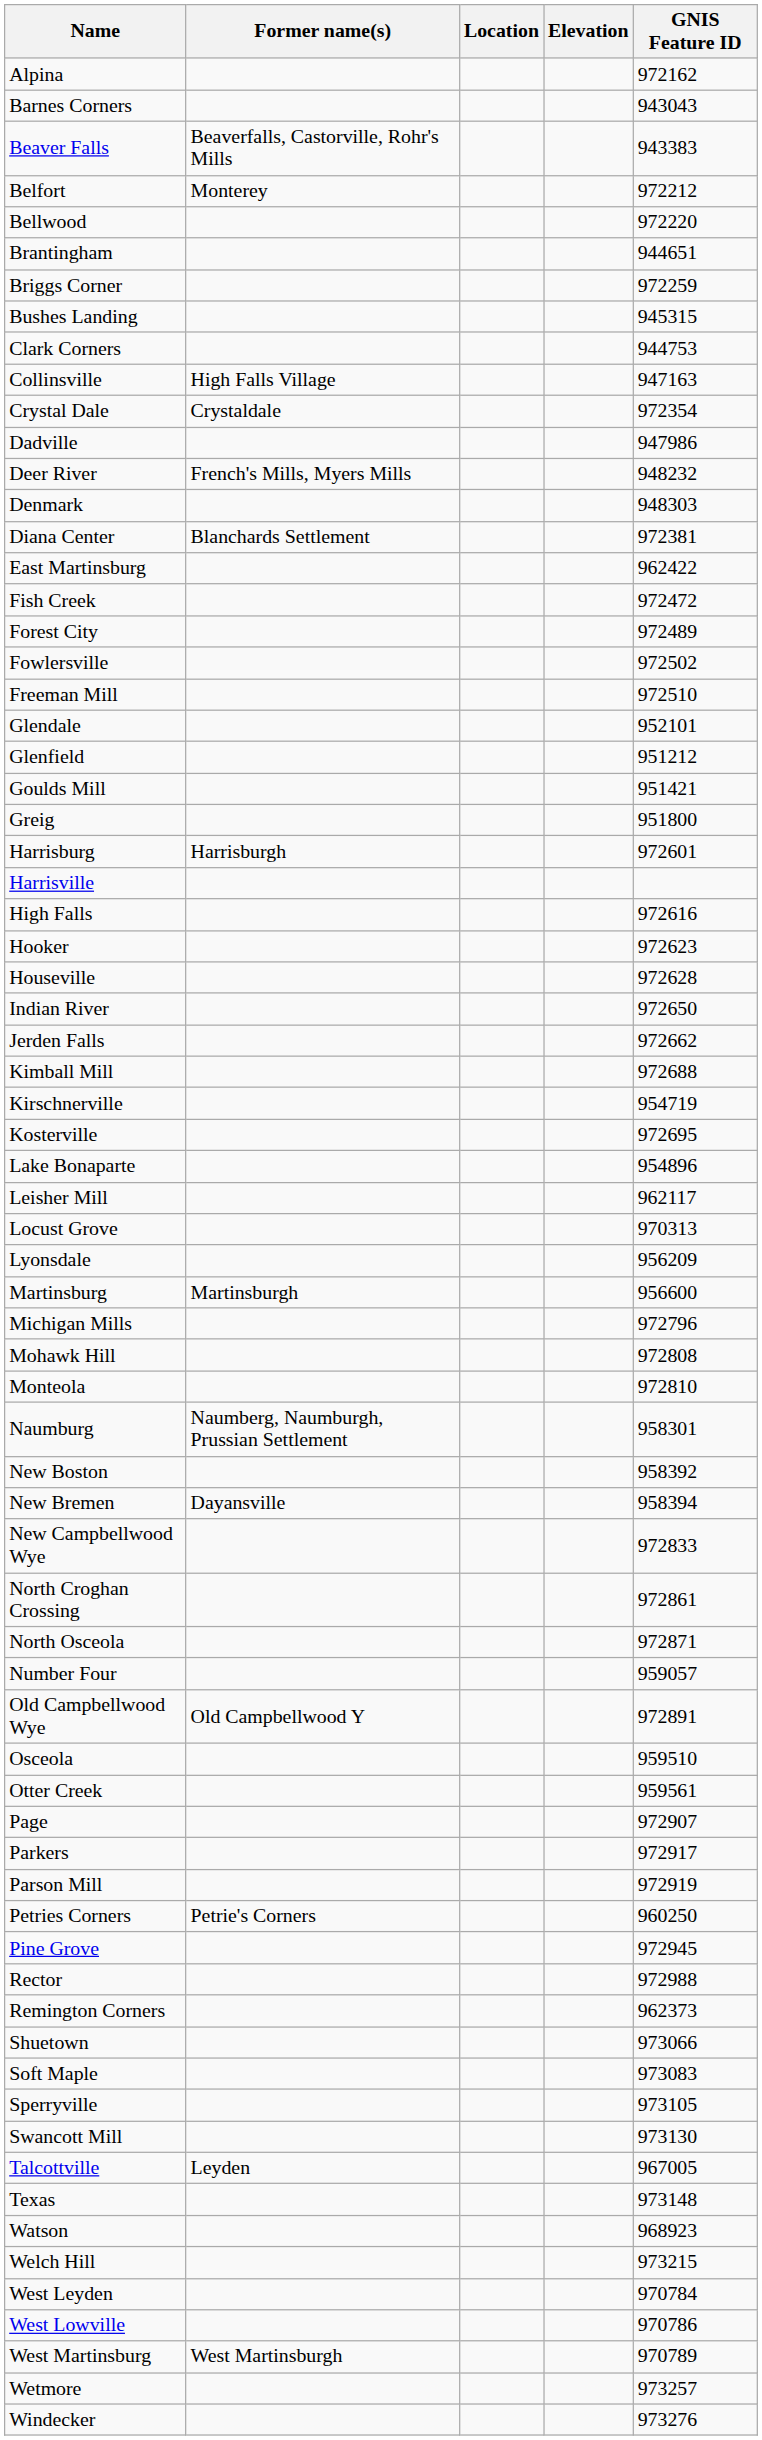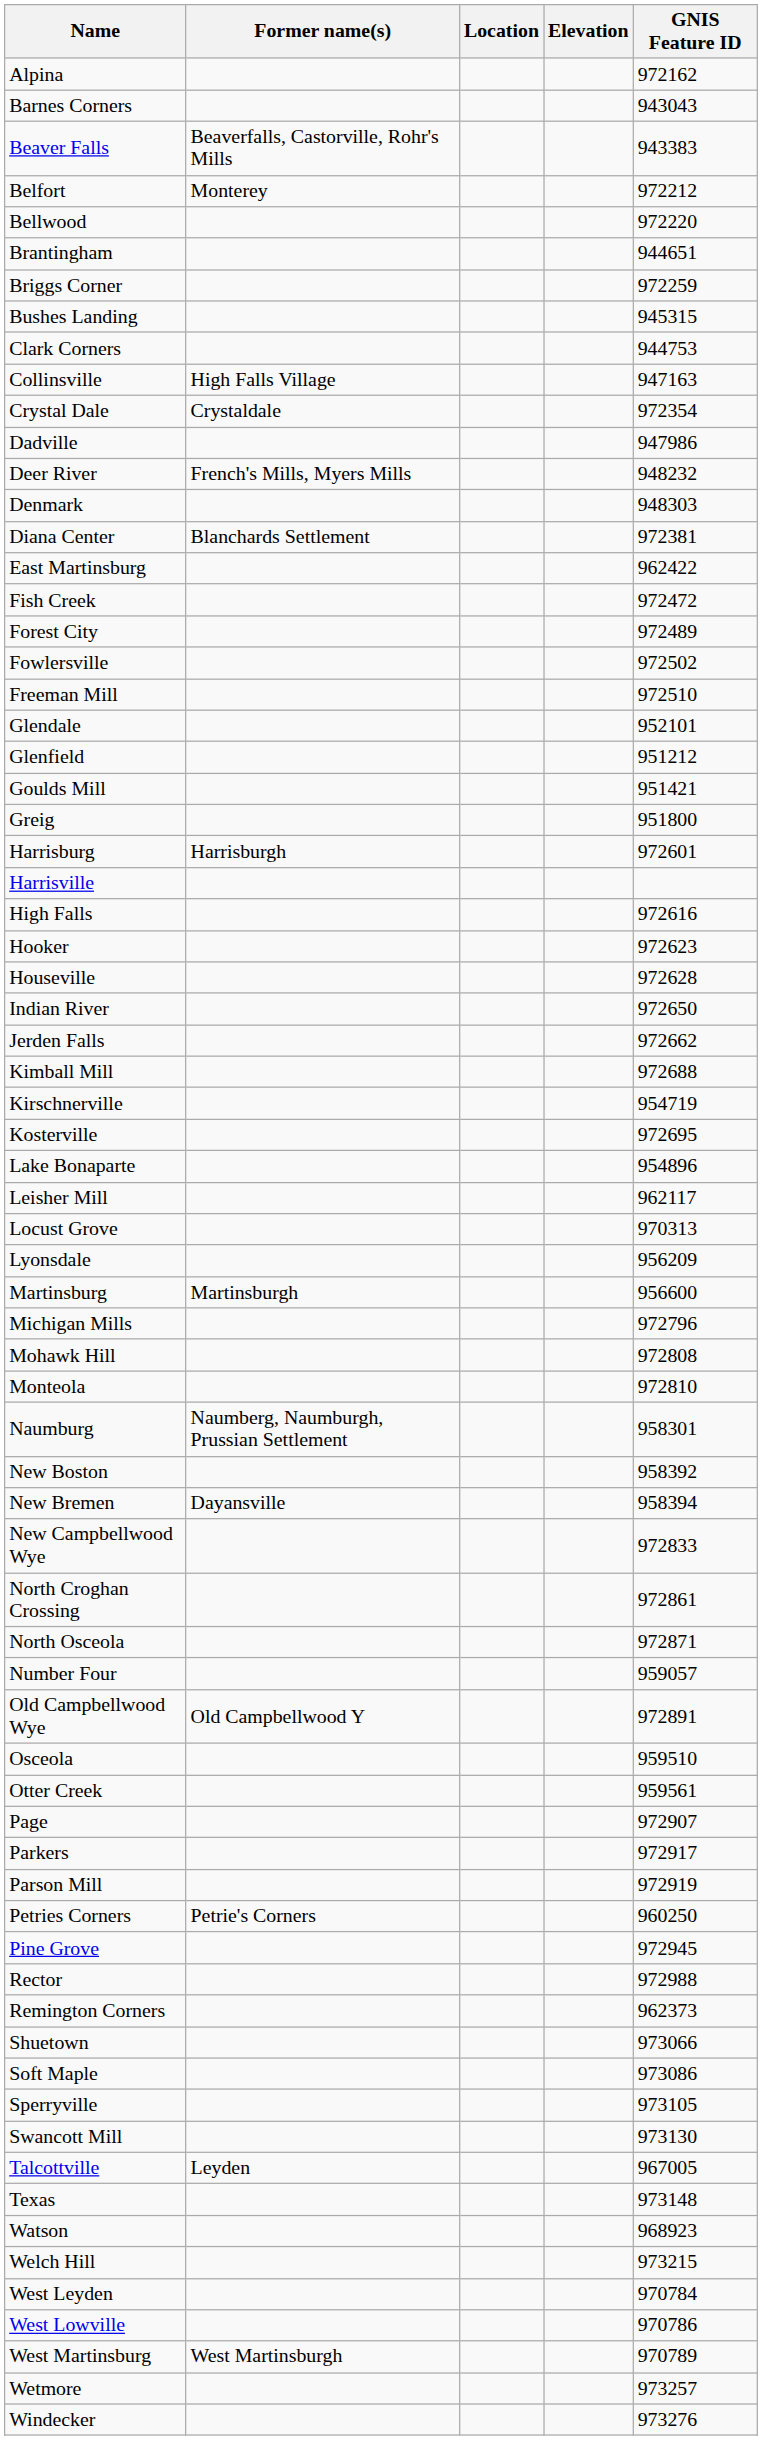(667, 2073) 973083 -> (667, 2073) 973086
